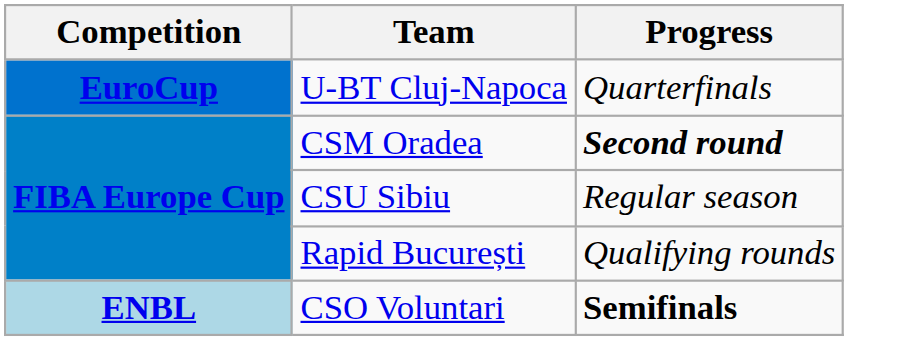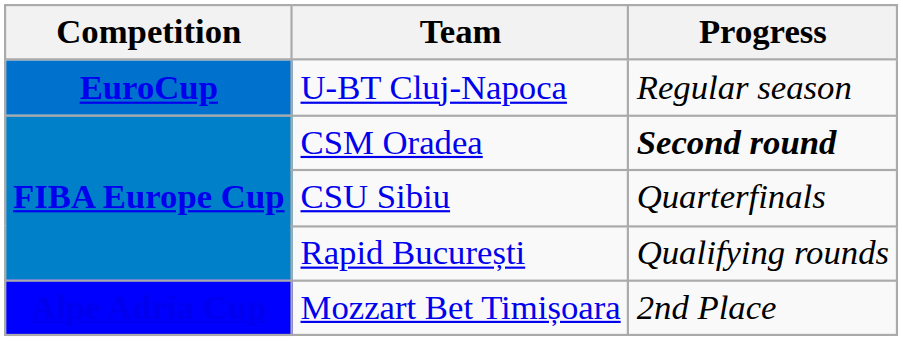(678, 87) Quarterfinals -> (744, 87) Regular season
(691, 197) Regular season -> (731, 197) Quarterfinals
+ row: (461, 307)
- row: (403, 307)
